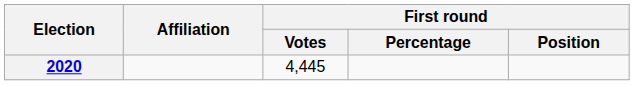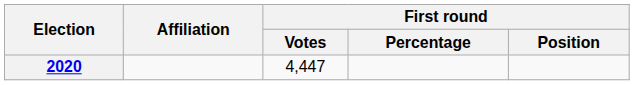(305, 67) 4,445 -> (305, 67) 4,447
